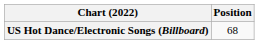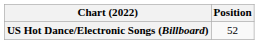(233, 30) 68 -> (233, 30) 52
